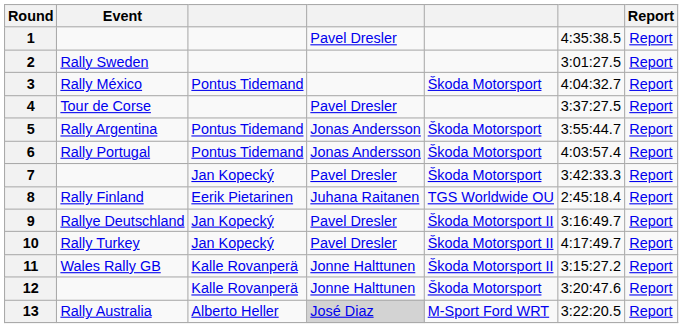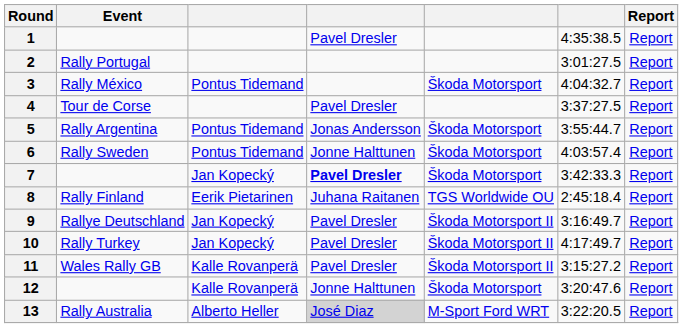(104, 61) Rally Sweden -> (105, 61) Rally Portugal
(105, 152) Rally Portugal -> (104, 152) Rally Sweden
(366, 152) Jonas Andersson -> (363, 152) Jonne Halttunen
(354, 175) normal -> (356, 175) bold
(363, 265) Jonne Halttunen -> (354, 265) Pavel Dresler
